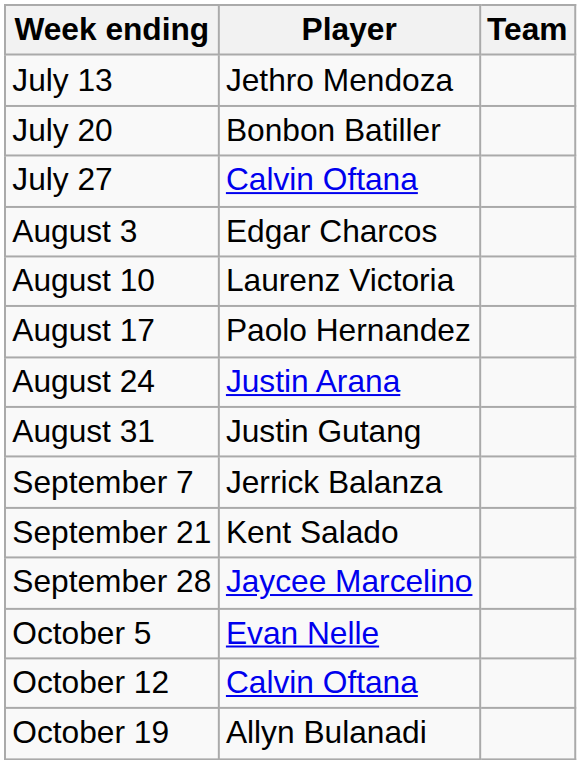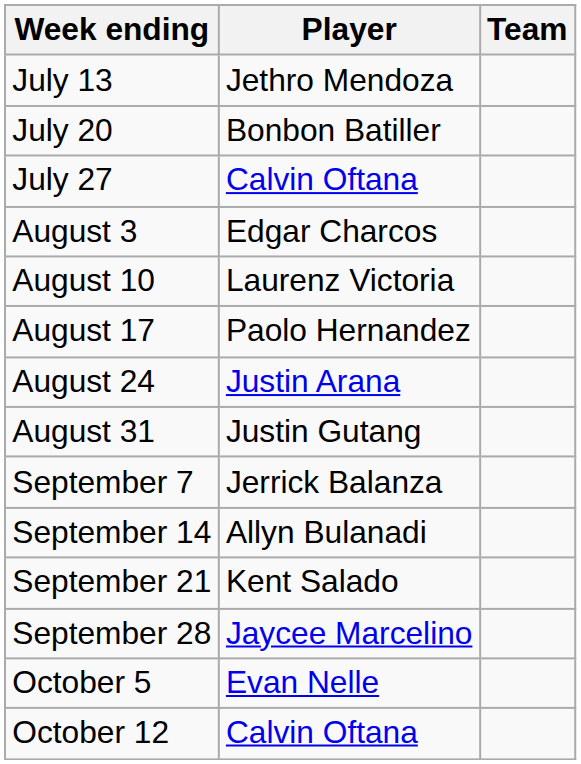+ row: (112, 532)
- row: (91, 733)
